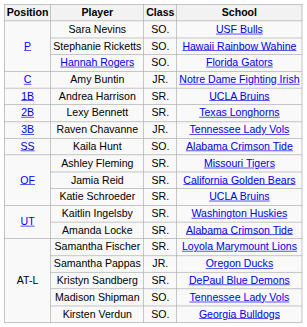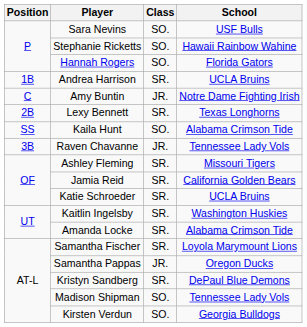rows swapped: (97, 79) <-> (97, 96)
rows swapped: (97, 130) <-> (97, 146)
